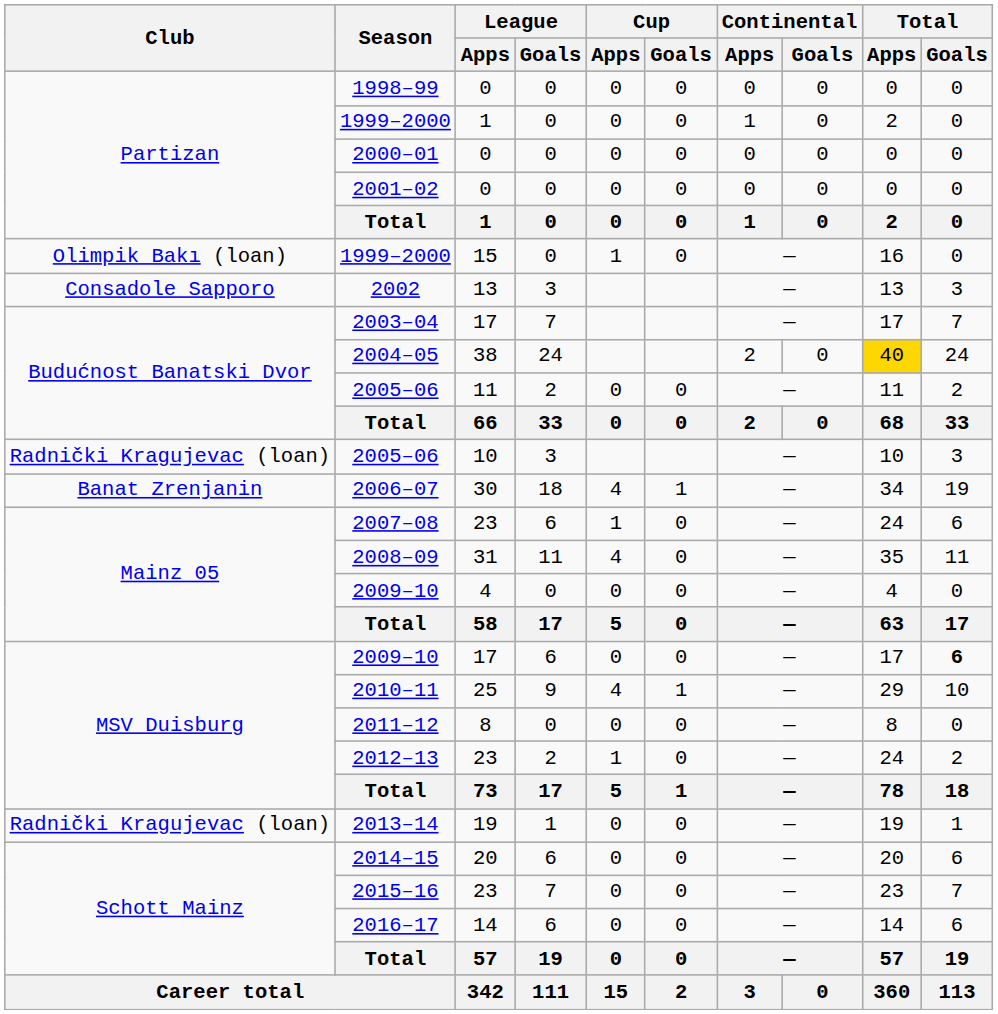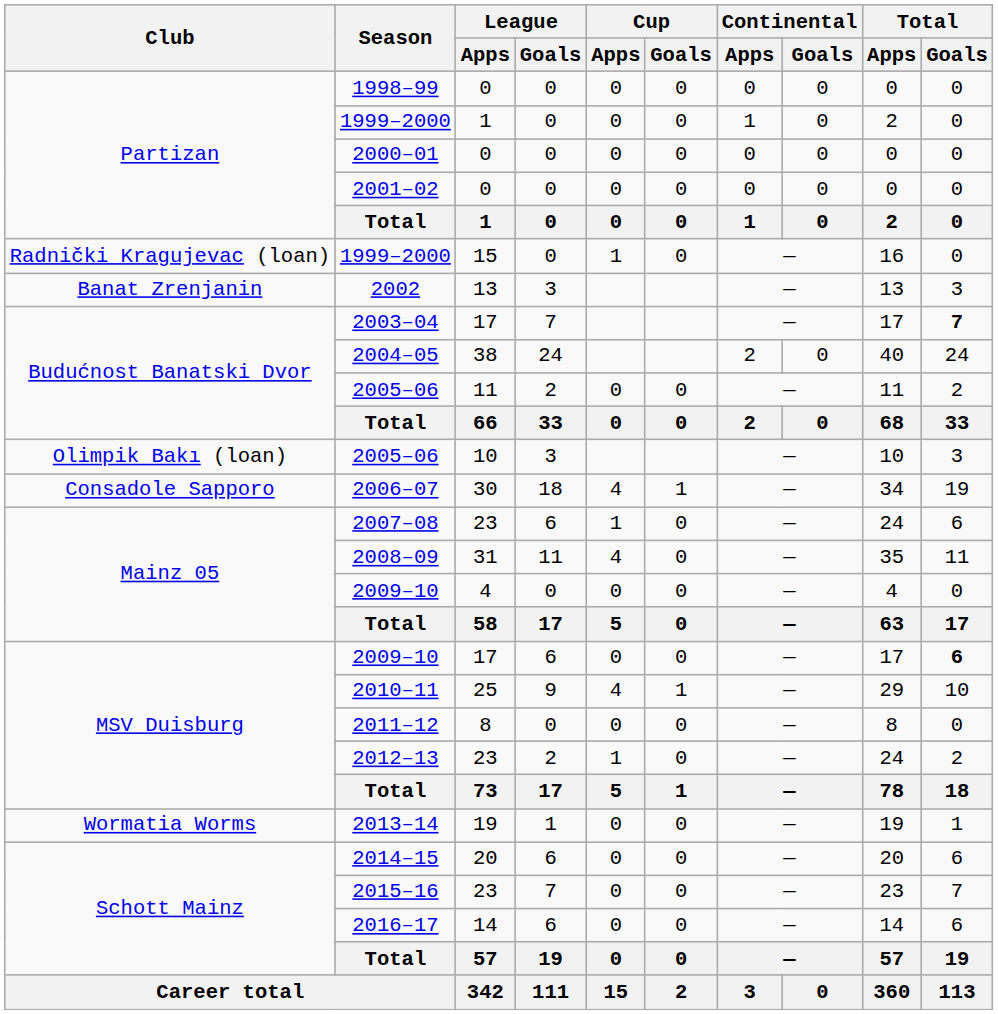(170, 256) Olimpik Bakı (loan) -> (170, 256) Radnički Kragujevac (loan)
(170, 289) Consadole Sapporo -> (170, 289) Banat Zrenjanin
(957, 323) normal -> (957, 323) bold
(892, 356) gold background -> (892, 356) no background
(170, 457) Radnički Kragujevac (loan) -> (170, 457) Olimpik Bakı (loan)
(170, 490) Banat Zrenjanin -> (170, 490) Consadole Sapporo
(170, 825) Radnički Kragujevac (loan) -> (170, 825) Wormatia Worms
